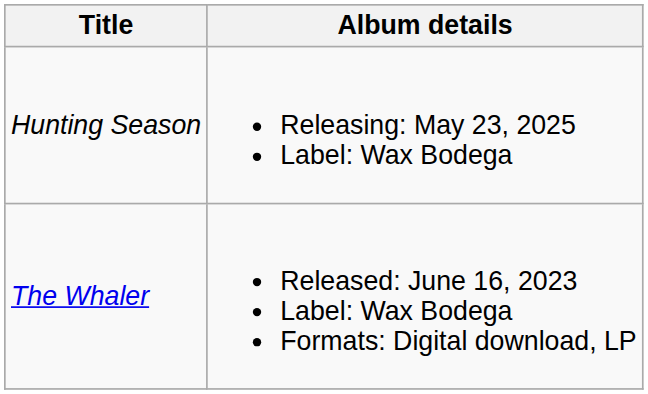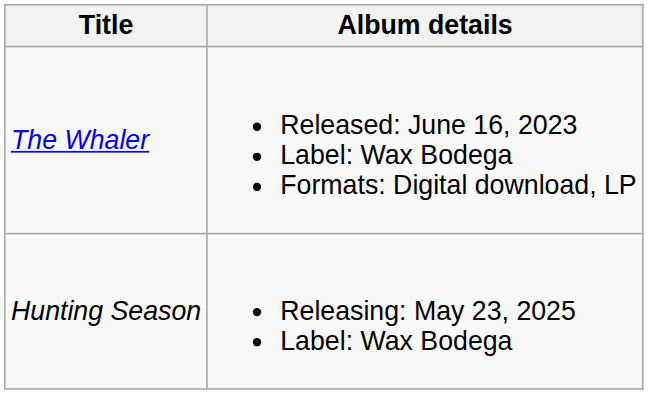rows swapped: (80, 295) <-> (106, 124)
